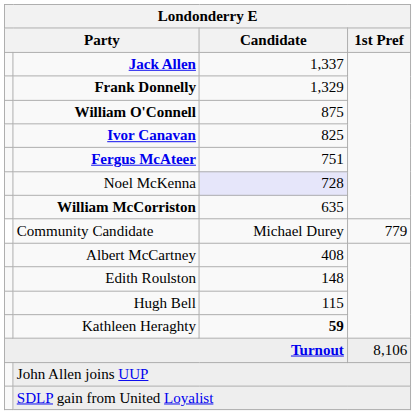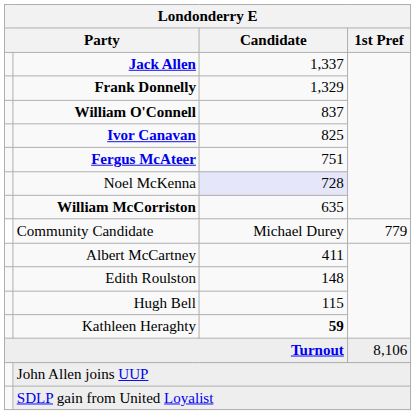(333, 111) 875 -> (333, 111) 837
(333, 254) 408 -> (333, 254) 411
